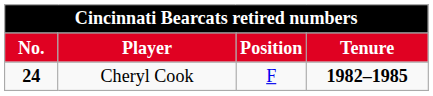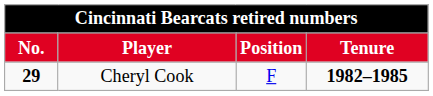(31, 76) 24 -> (31, 76) 29
